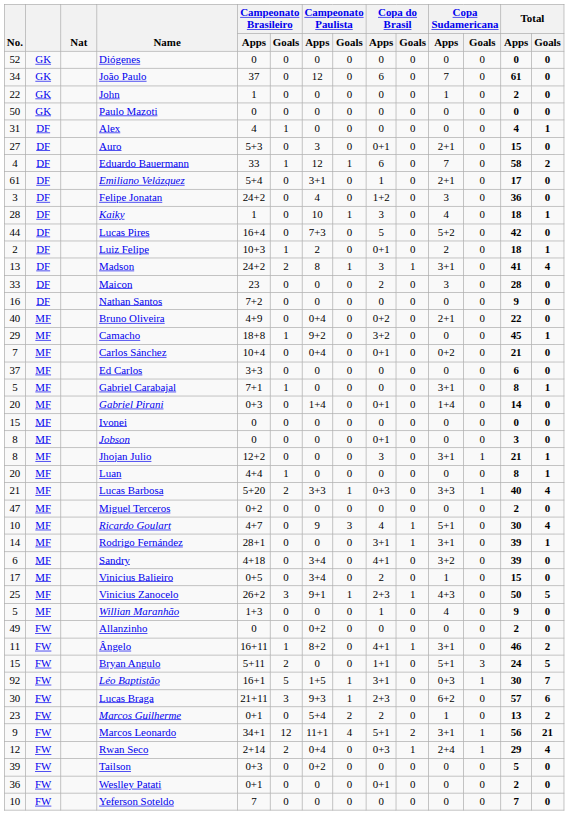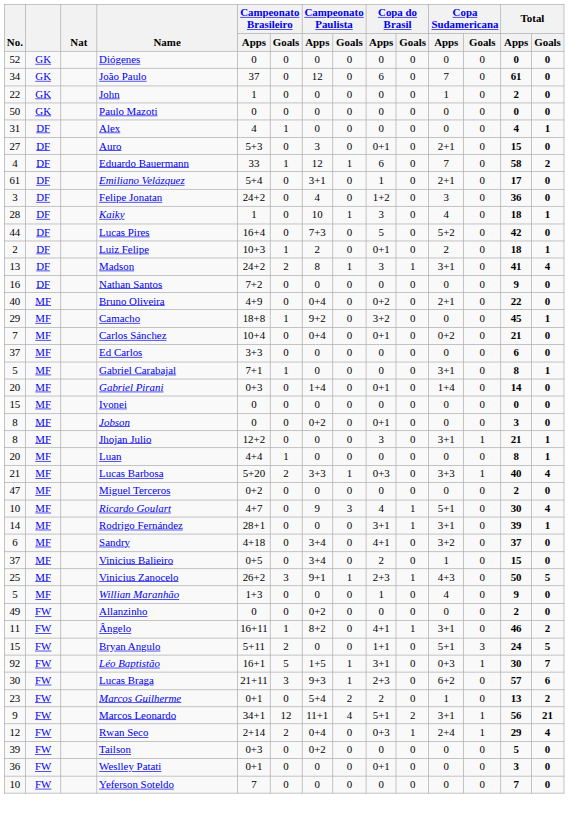- row: (116, 284)
(317, 439) 0 -> (317, 422) 0+2
(516, 560) 39 -> (516, 543) 37
(15, 577) 17 -> (15, 560) 37
(516, 784) 2 -> (516, 767) 3
